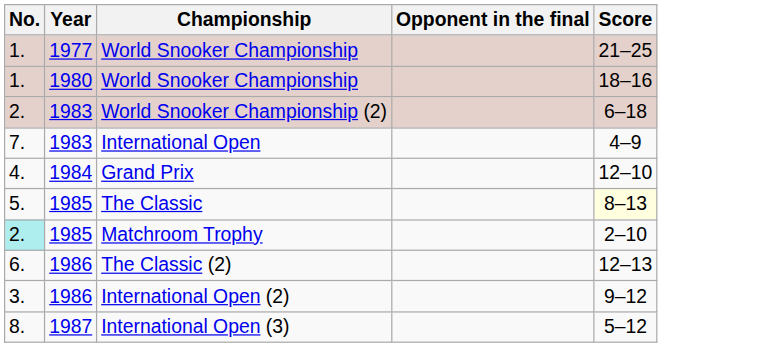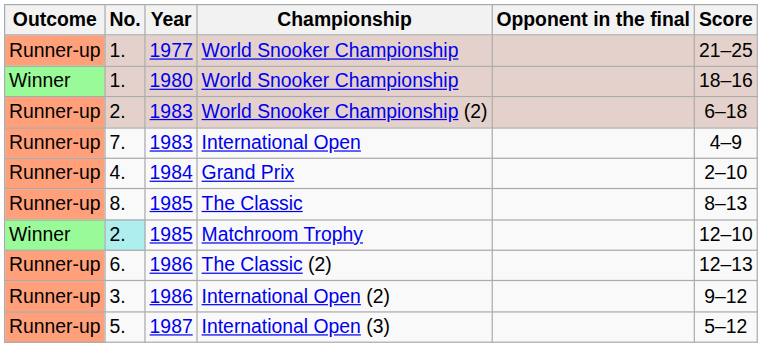+ column: (55, 19)
(625, 173) 12–10 -> (726, 173) 2–10
(17, 204) 5. -> (118, 204) 8.
(625, 204) lightyellow background -> (726, 204) no background
(625, 234) 2–10 -> (726, 234) 12–10
(17, 326) 8. -> (118, 326) 5.
